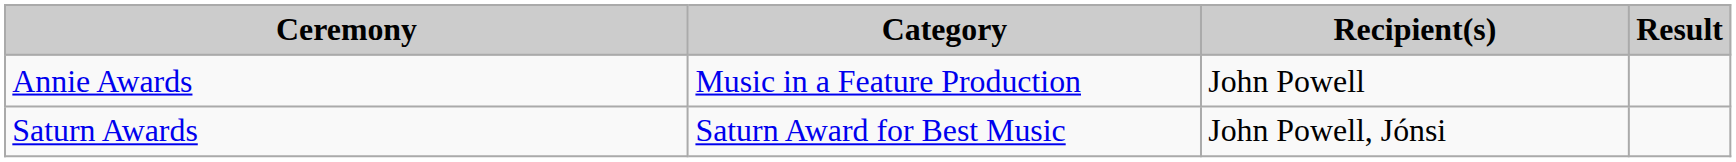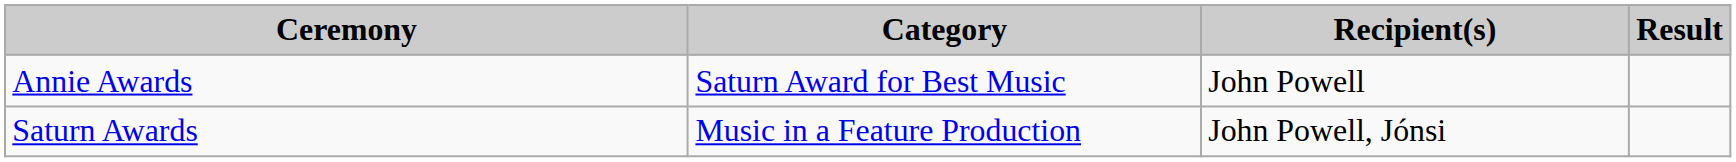(888, 80) Music in a Feature Production -> (881, 80) Saturn Award for Best Music
(881, 130) Saturn Award for Best Music -> (888, 130) Music in a Feature Production
